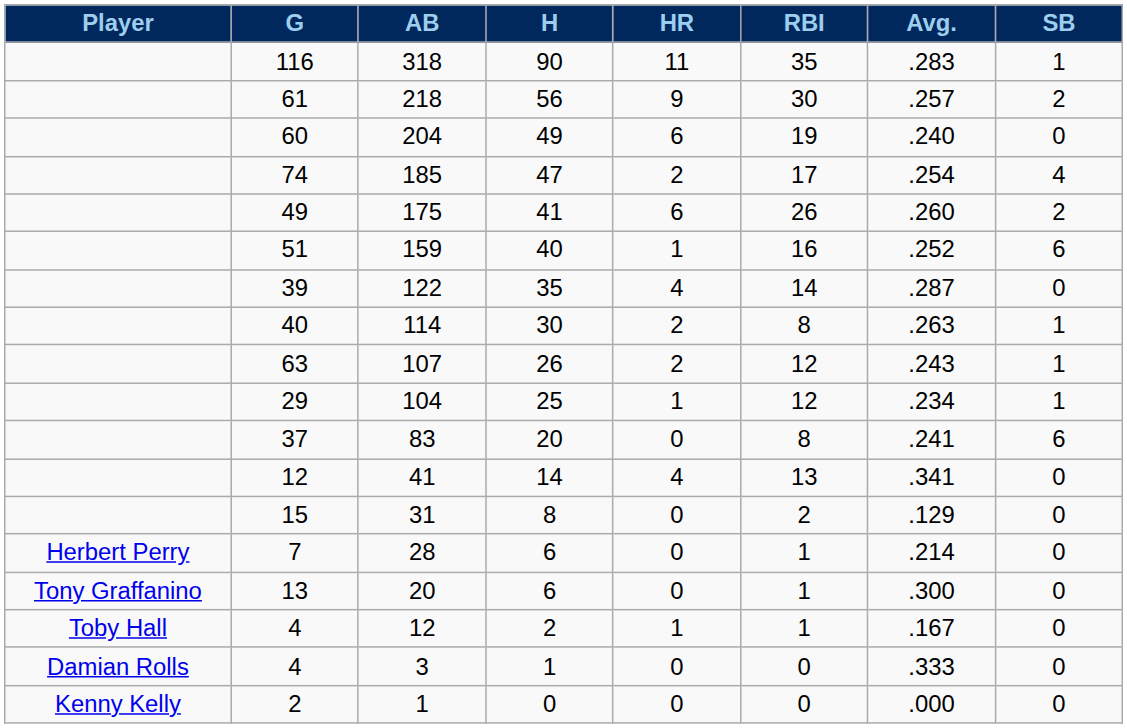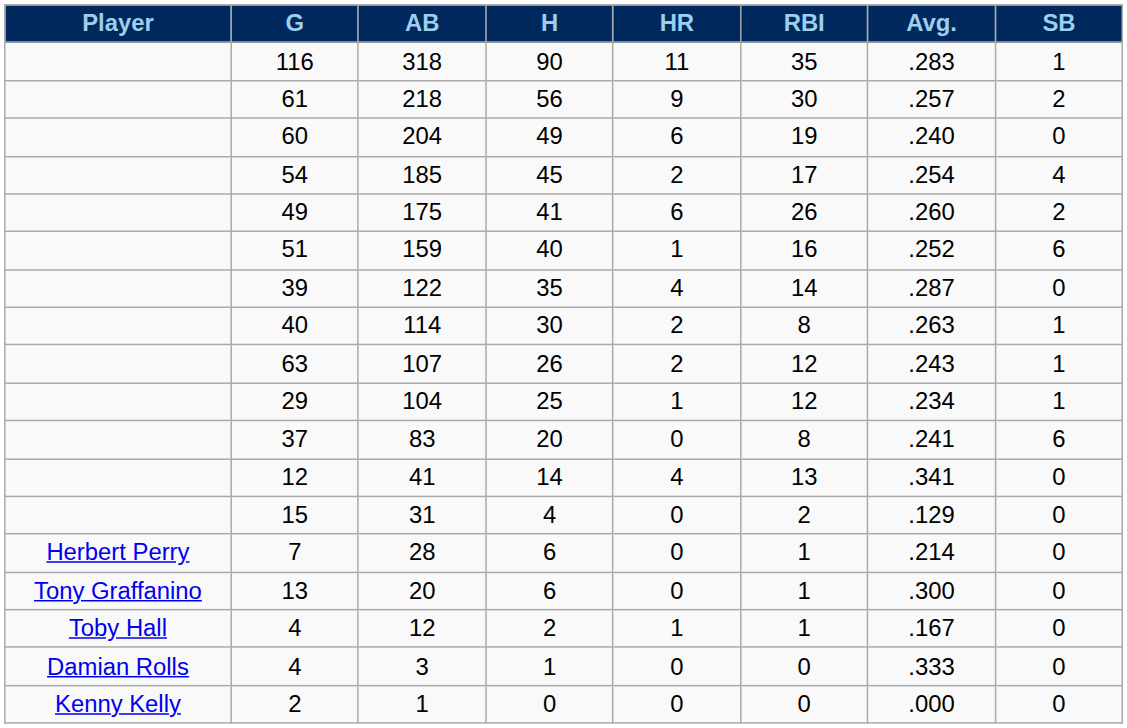(295, 174) 74 -> (295, 174) 54
(550, 174) 47 -> (550, 174) 45
(550, 514) 8 -> (550, 514) 4
